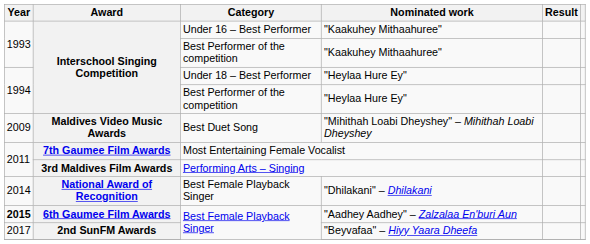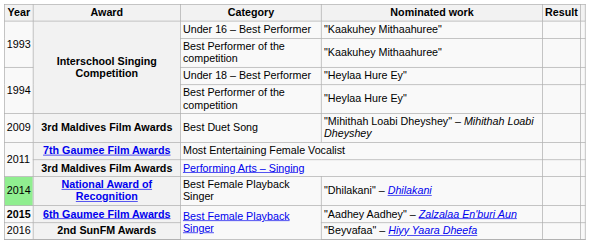(107, 128) Maldives Video Music Awards -> (107, 128) 3rd Maldives Film Awards
(19, 191) no background -> (19, 191) lightgreen background
(19, 231) 2017 -> (19, 231) 2016
